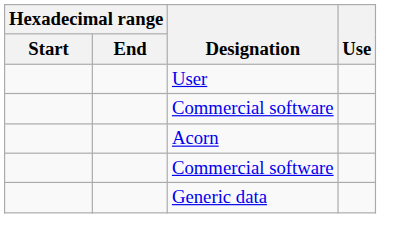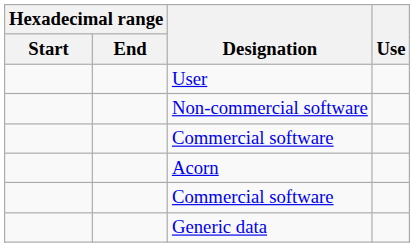+ row: (49, 108)
